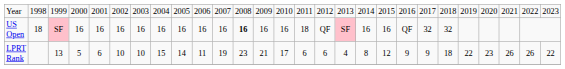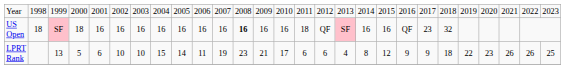(79, 29) 16 -> (79, 29) 18
(428, 29) 32 -> (428, 29) 23
(551, 52) 22 -> (551, 52) 25
